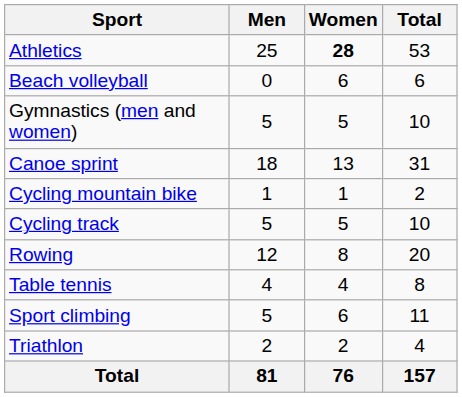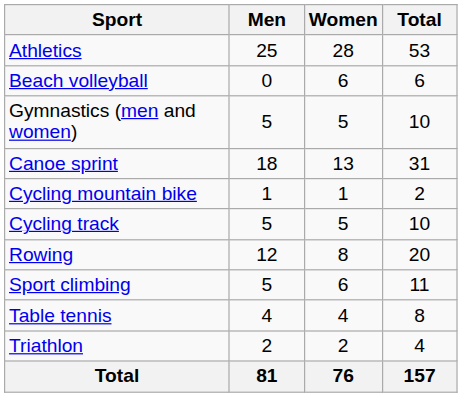(343, 50) bold -> (343, 50) normal
rows swapped: (70, 315) <-> (60, 284)
